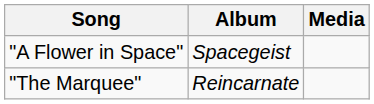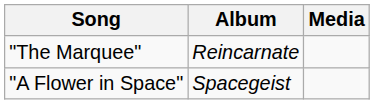rows swapped: (75, 83) <-> (96, 51)
